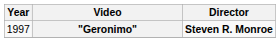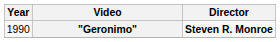(18, 29) 1997 -> (18, 29) 1990
